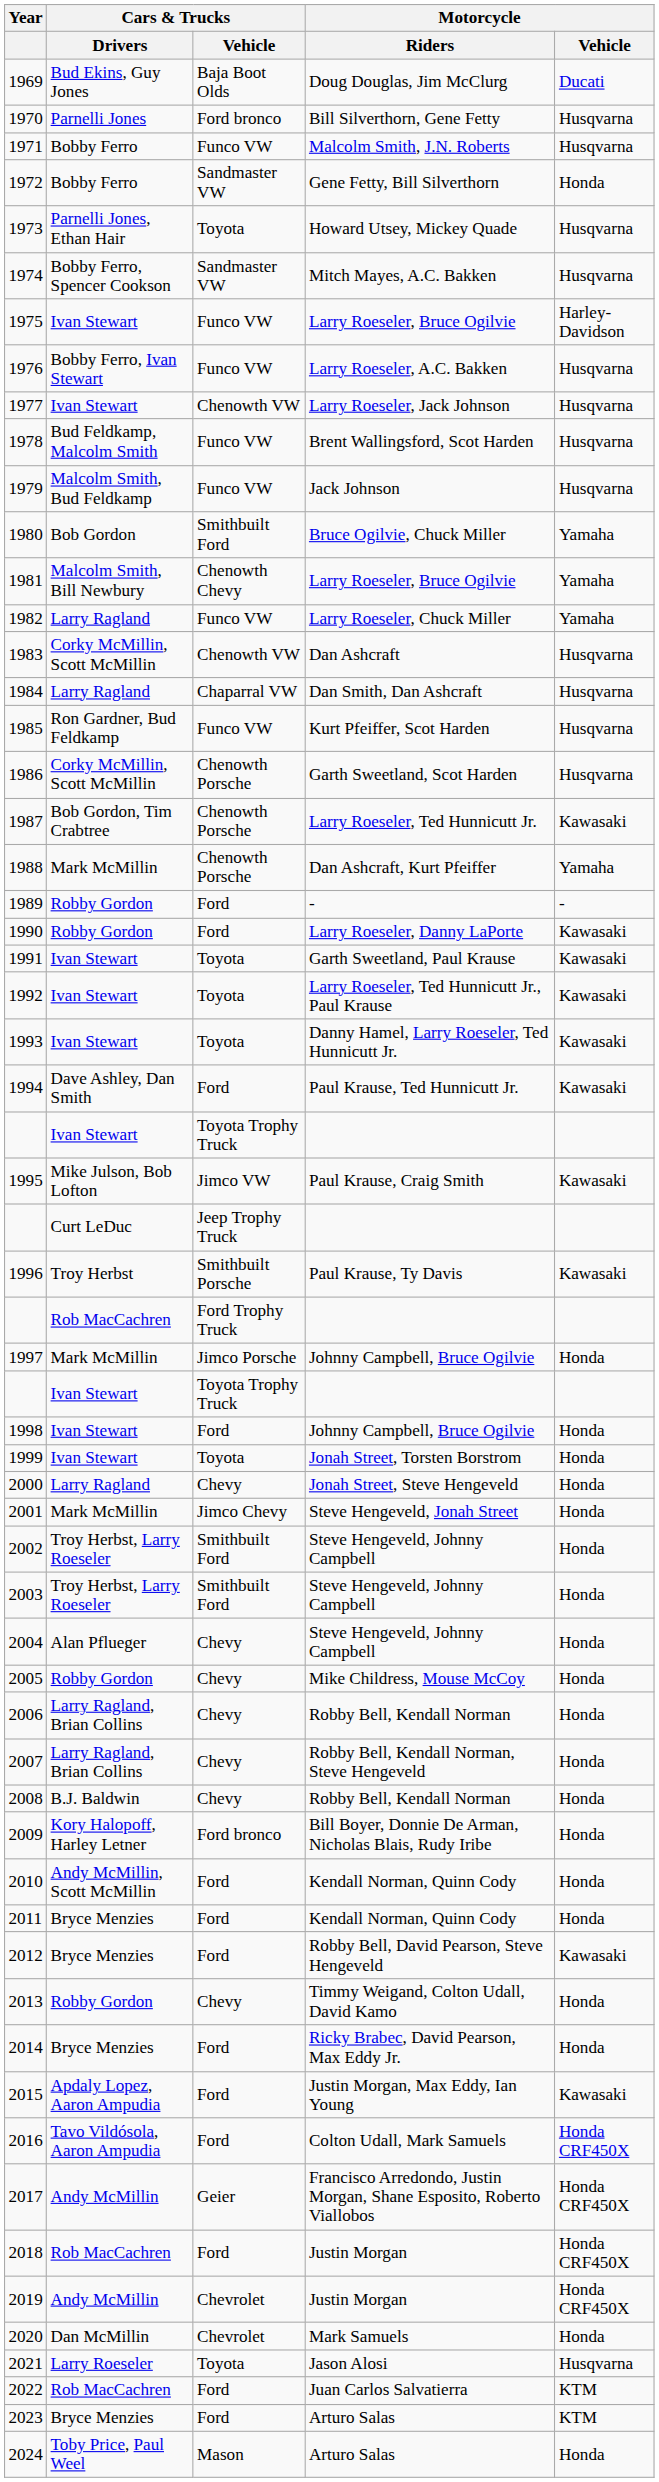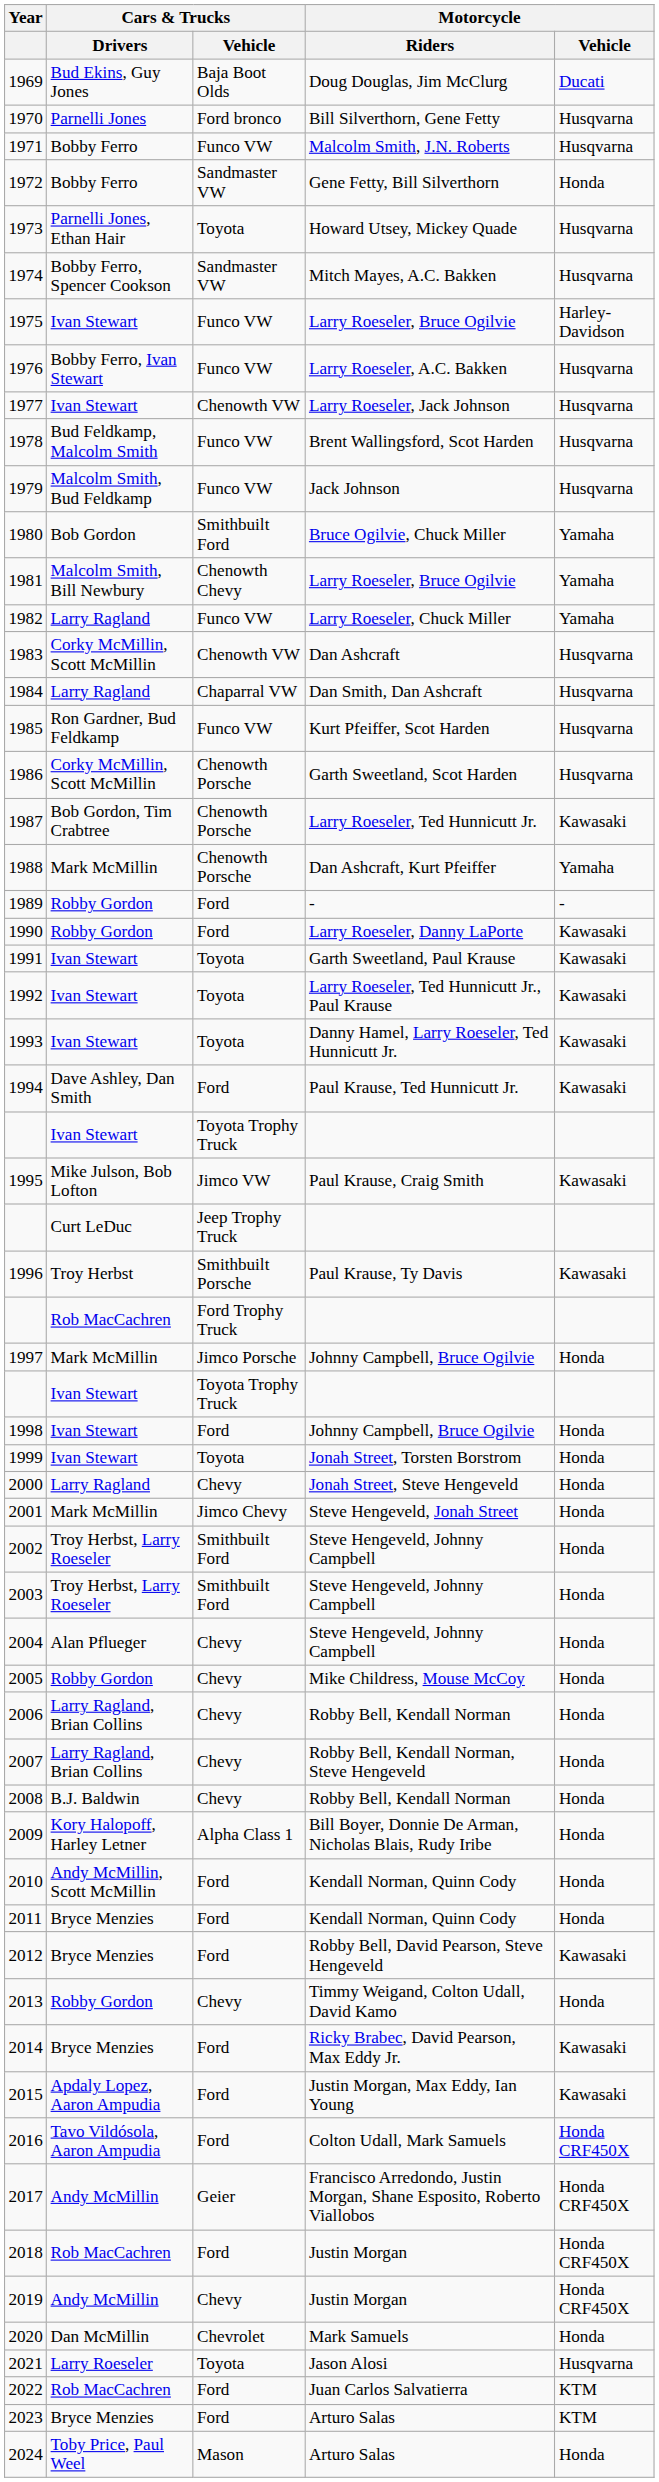(239, 1835) Ford bronco -> (245, 1835) Alpha Class 1
(582, 2047) Honda -> (593, 2047) Kawasaki
(231, 2299) Chevrolet -> (219, 2299) Chevy
